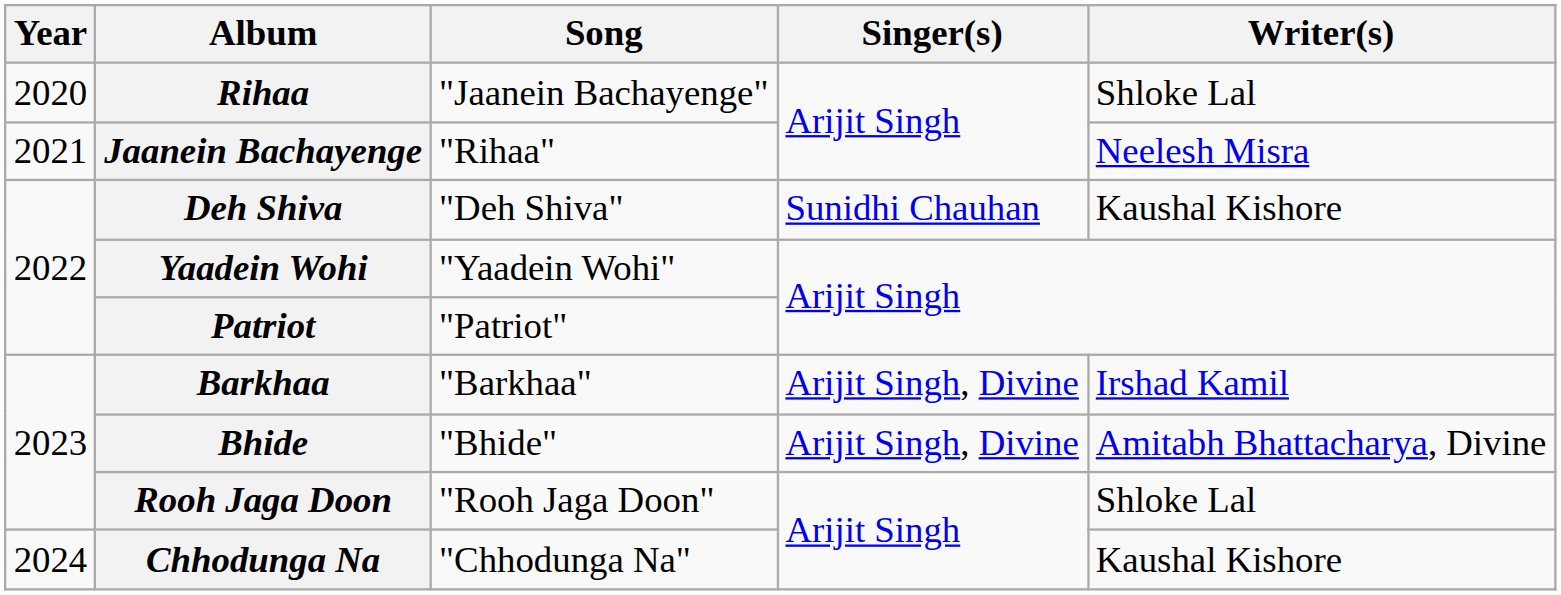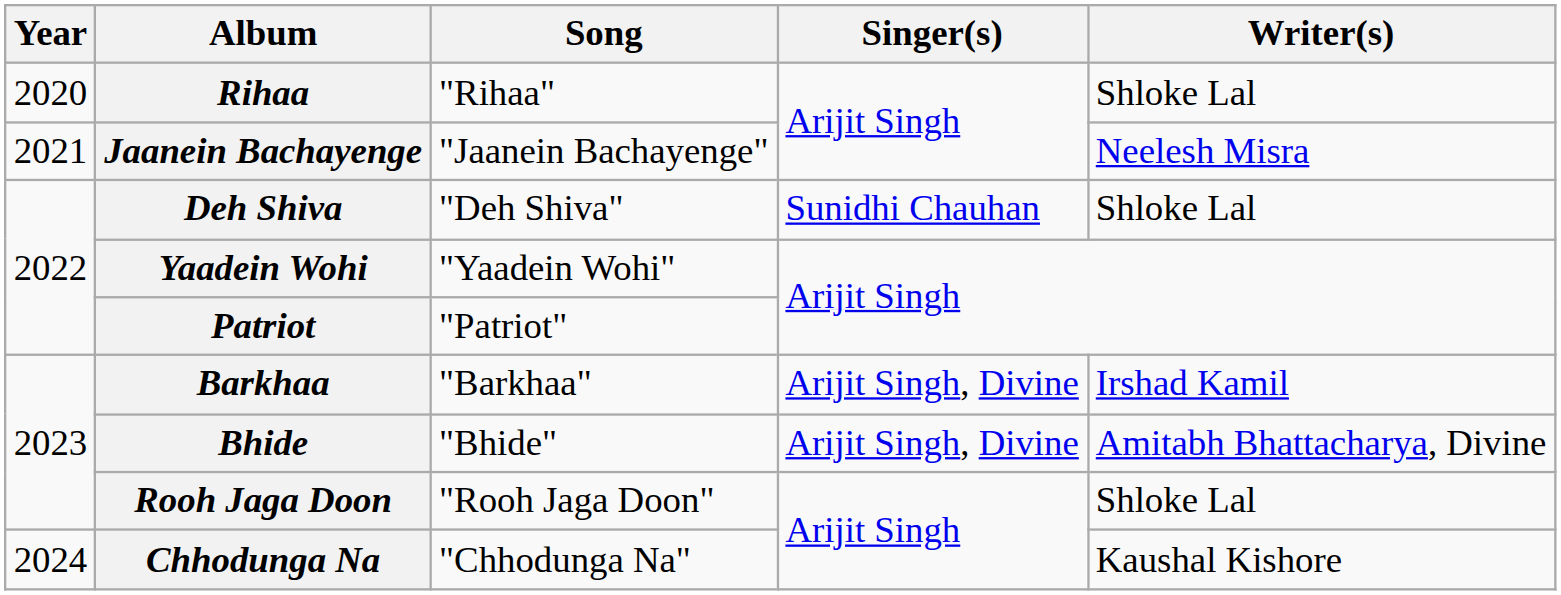(604, 92) "Jaanein Bachayenge" -> (497, 92) "Rihaa"
(497, 150) "Rihaa" -> (604, 150) "Jaanein Bachayenge"
(1219, 208) Kaushal Kishore -> (1176, 208) Shloke Lal
